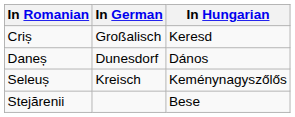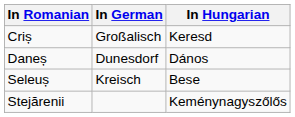(228, 79) Keménynagyszőlős -> (184, 79) Bese
(184, 101) Bese -> (228, 101) Keménynagyszőlős
